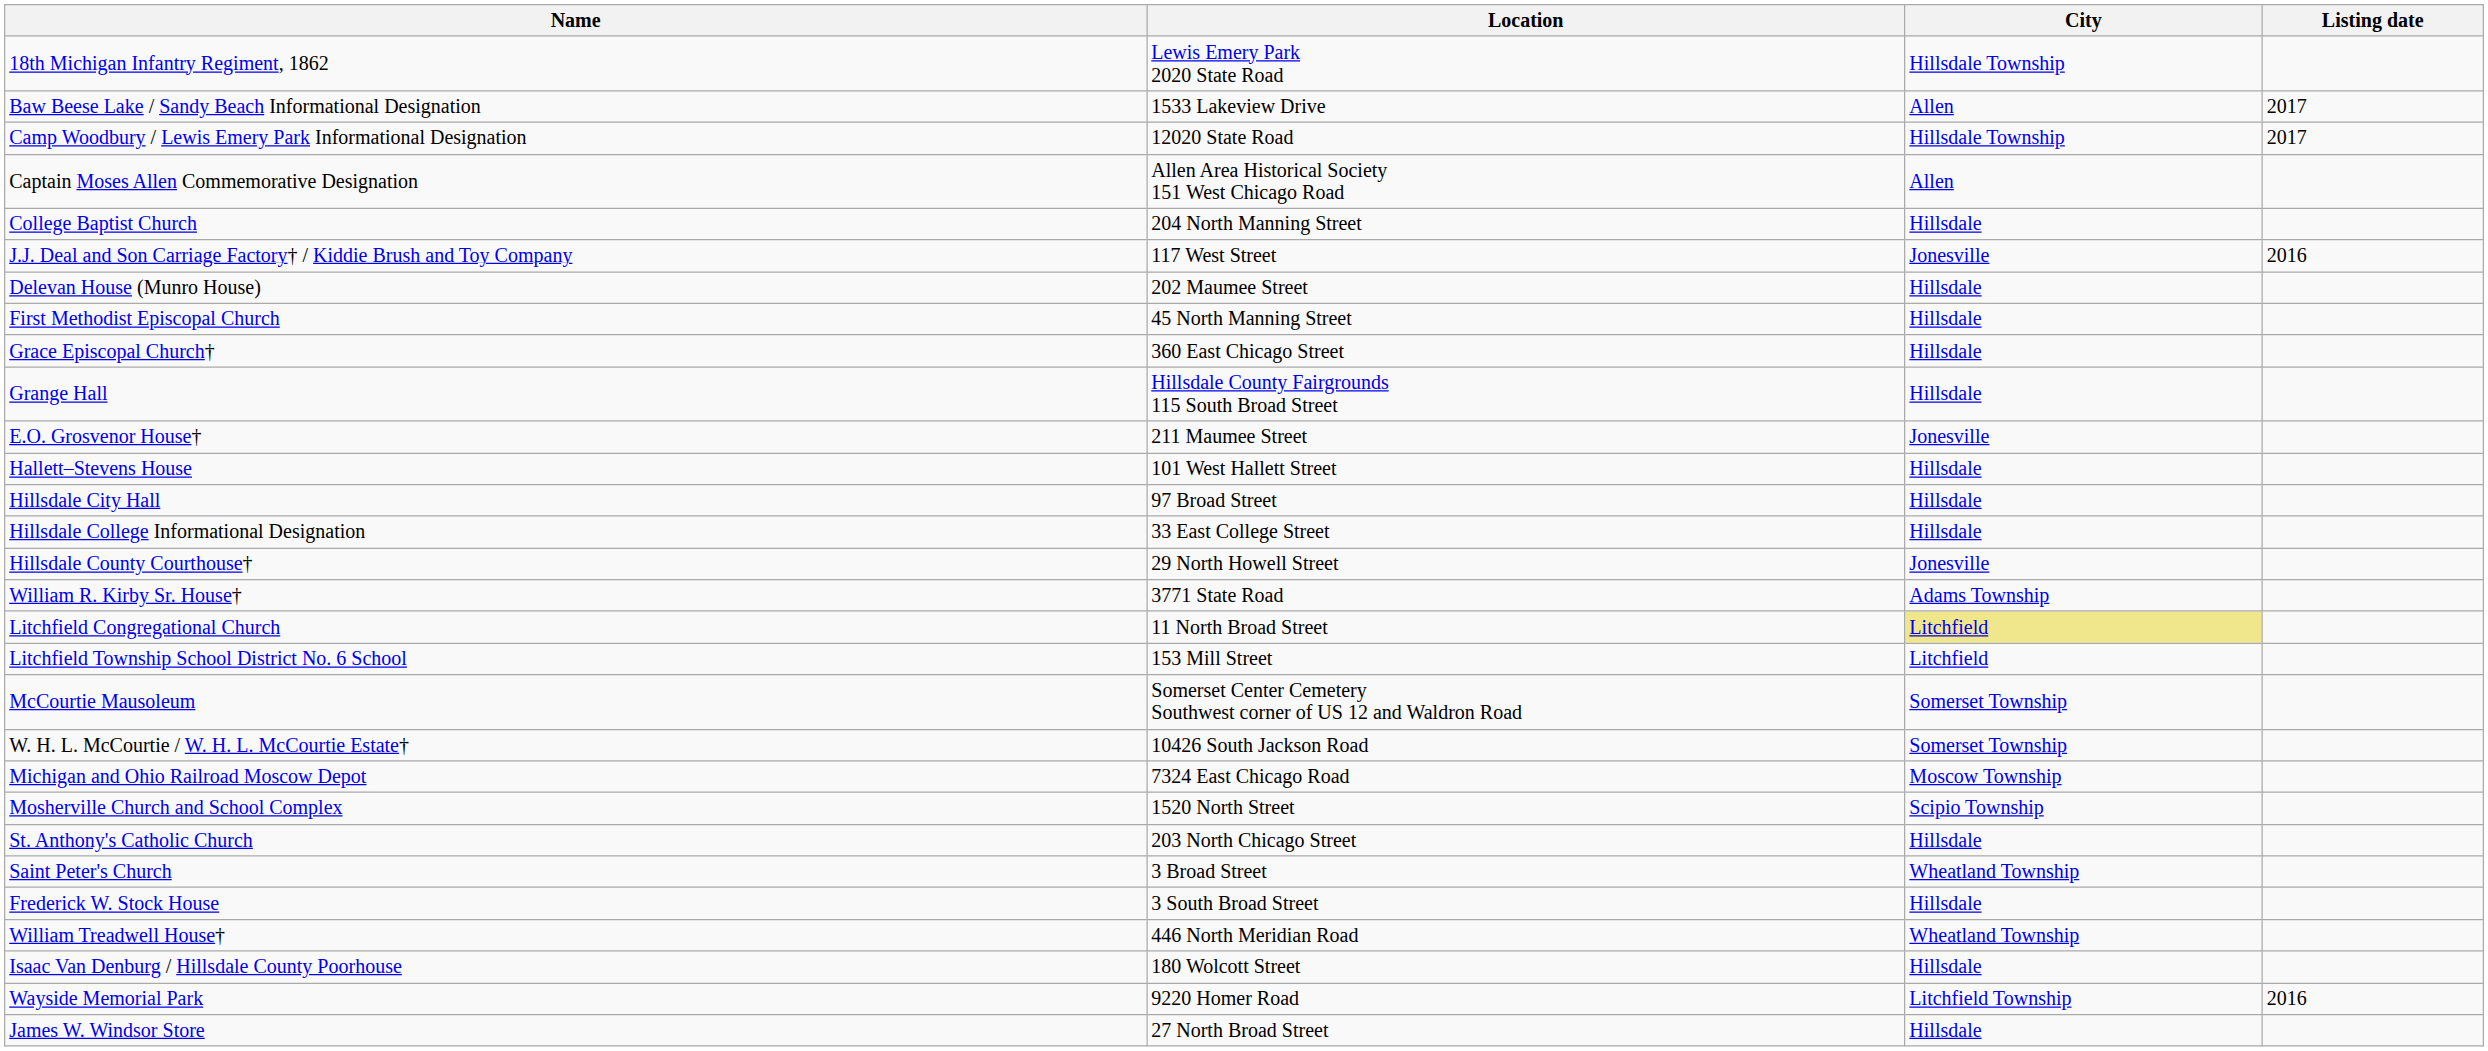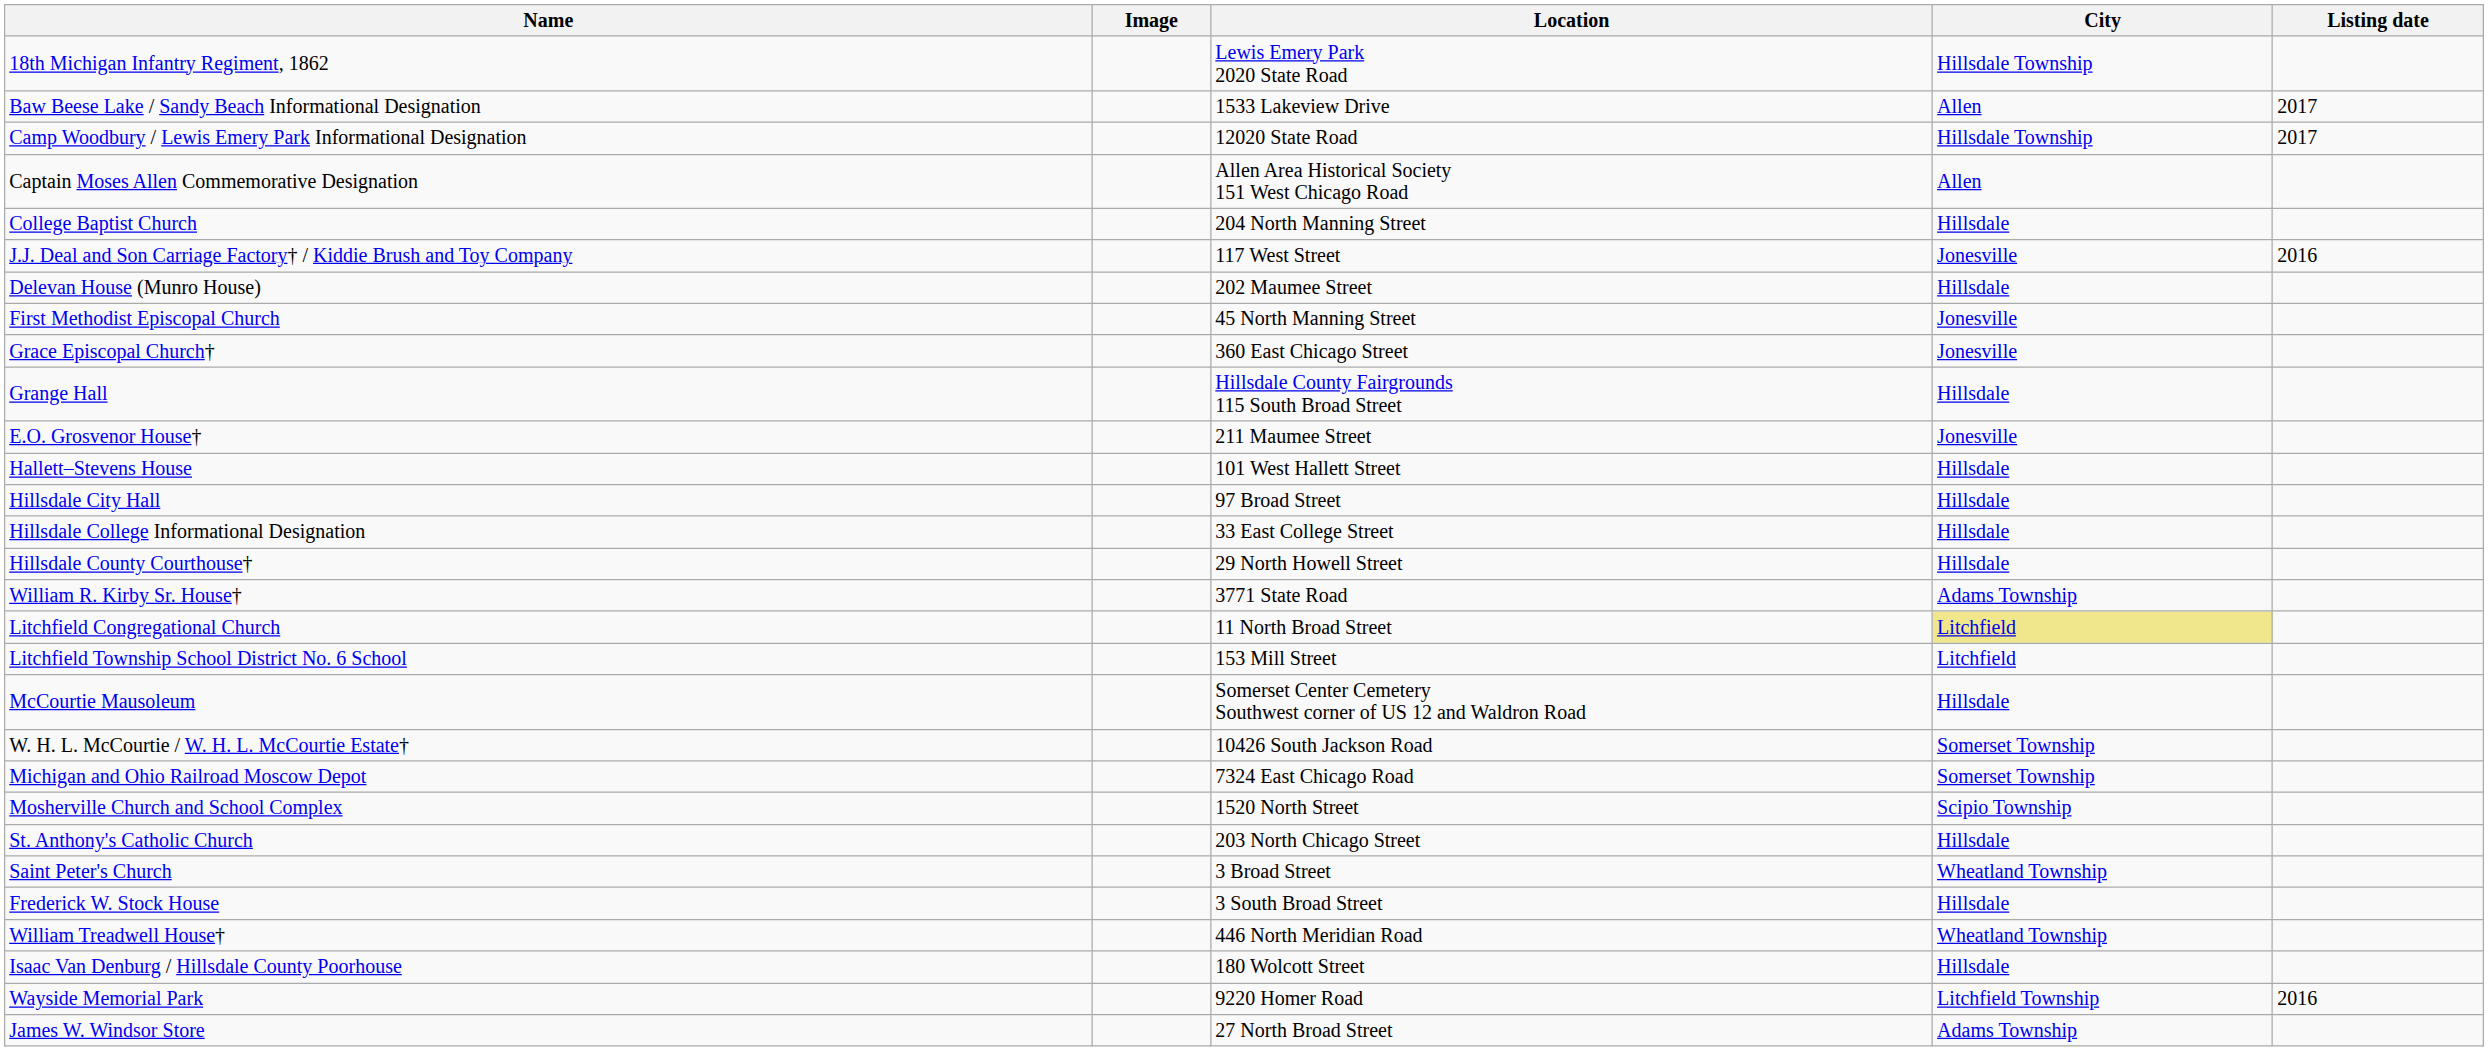+ column: (1151, 20)
(1945, 319) Hillsdale -> (1977, 319) Jonesville
(1945, 350) Hillsdale -> (1977, 350) Jonesville
(1949, 563) Jonesville -> (1973, 563) Hillsdale
(1988, 701) Somerset Township -> (1973, 701) Hillsdale
(1985, 776) Moscow Township -> (2016, 776) Somerset Township
(1945, 1030) Hillsdale -> (2007, 1030) Adams Township
